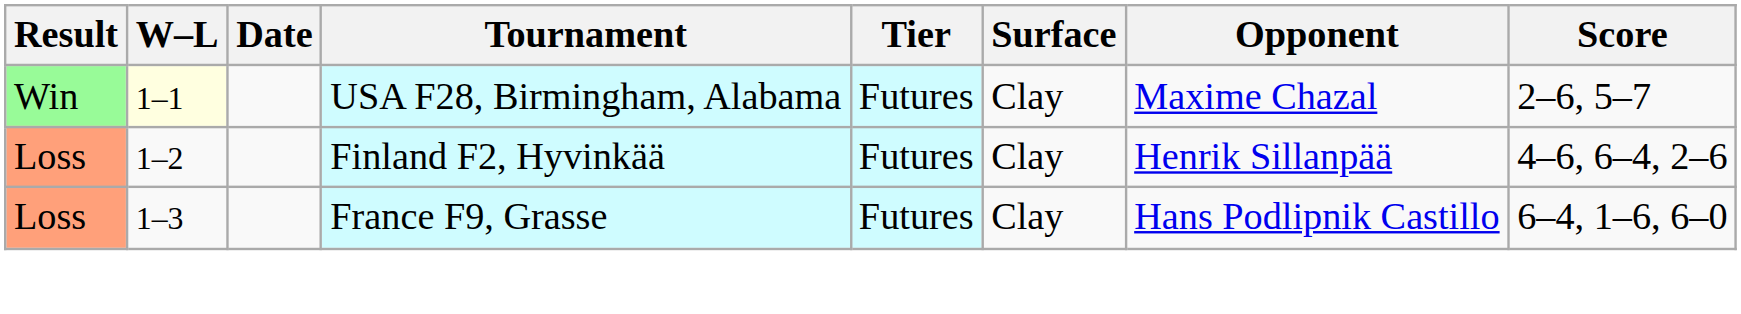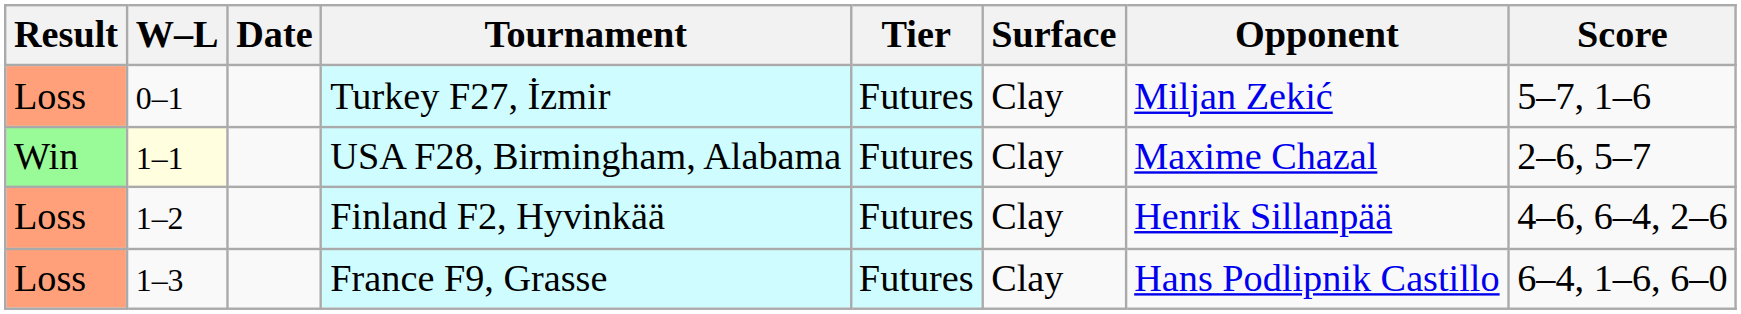+ row: (470, 95)
